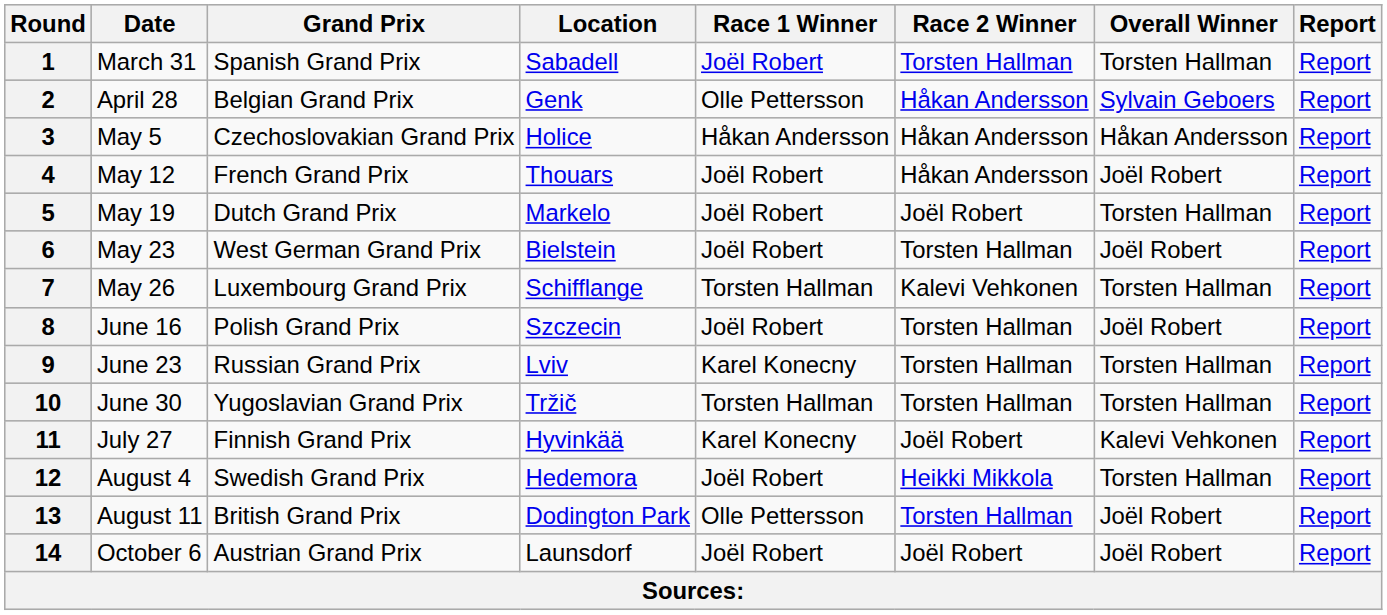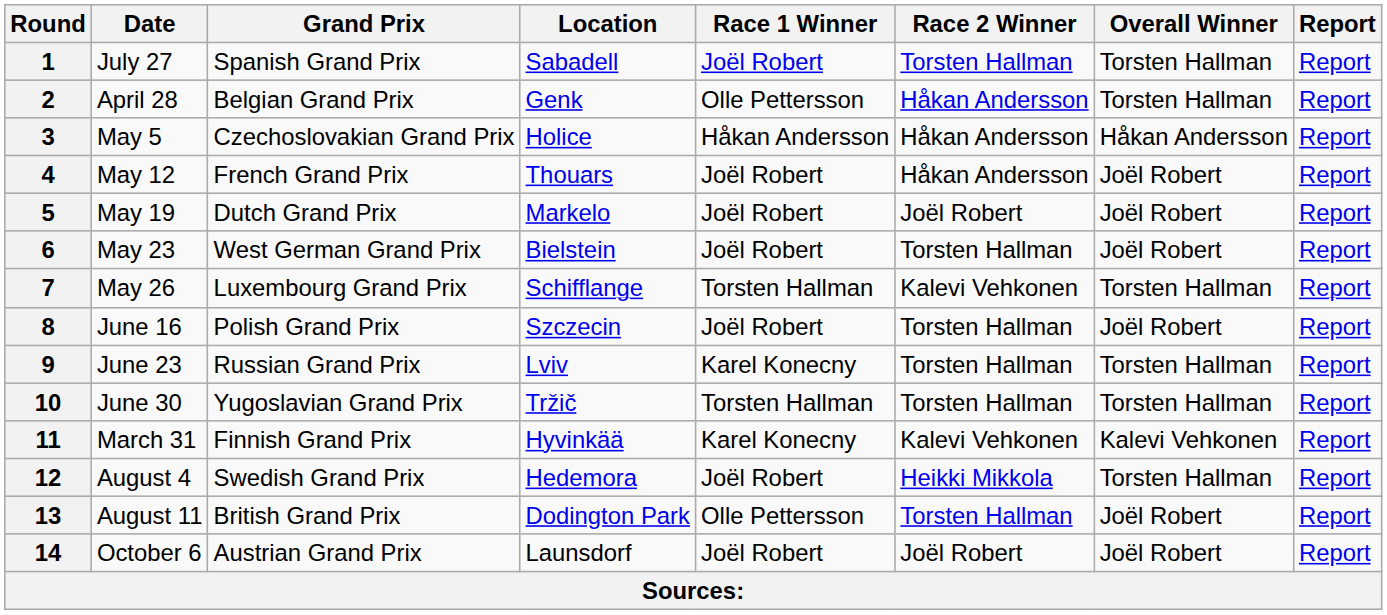(147, 62) March 31 -> (135, 62) July 27
(1187, 99) Sylvain Geboers -> (1186, 99) Torsten Hallman
(1186, 213) Torsten Hallman -> (1161, 213) Joël Robert
(135, 439) July 27 -> (147, 439) March 31
(961, 439) Joël Robert -> (989, 439) Kalevi Vehkonen
